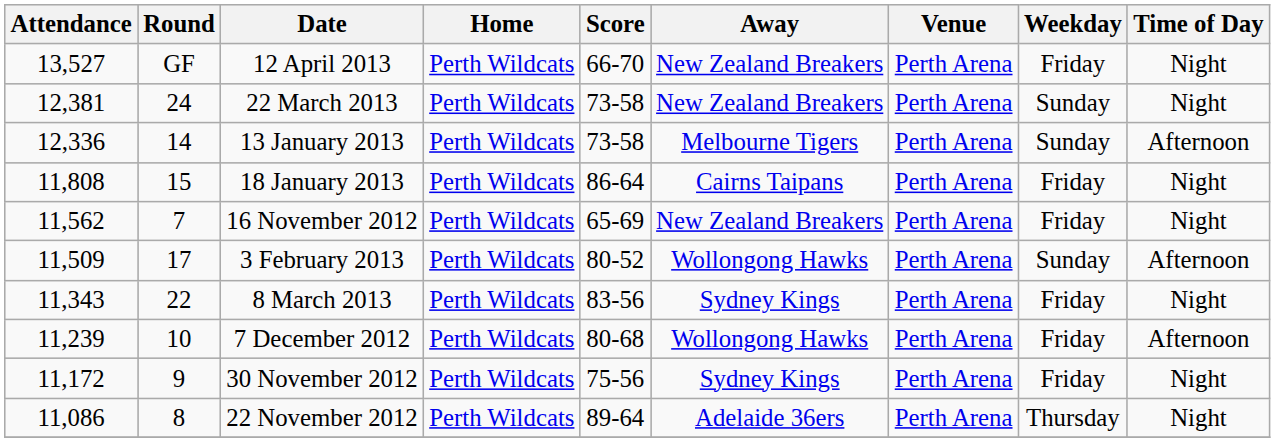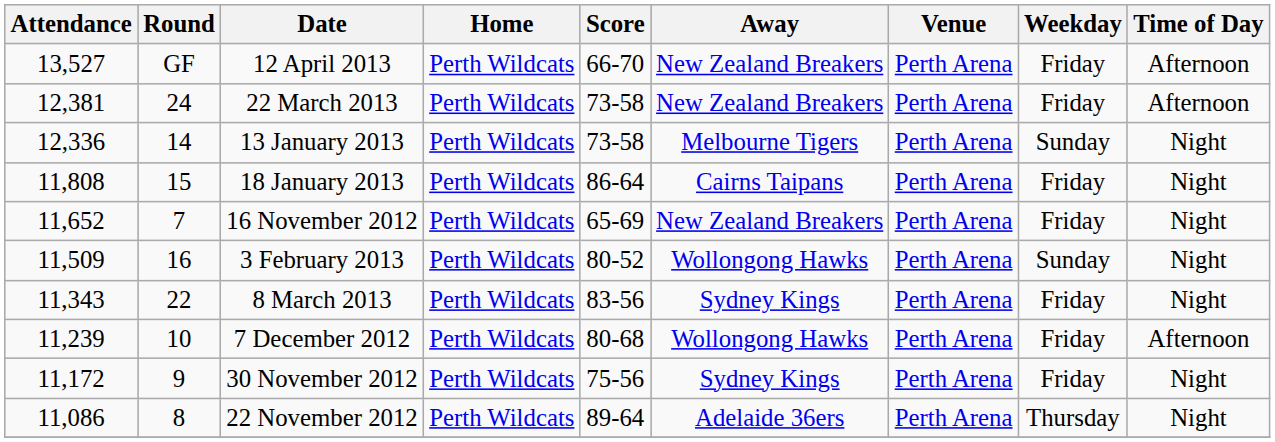(1198, 63) Night -> (1198, 63) Afternoon
(1073, 102) Sunday -> (1073, 102) Friday
(1198, 102) Night -> (1198, 102) Afternoon
(1198, 142) Afternoon -> (1198, 142) Night
(71, 220) 11,562 -> (71, 220) 11,652
(179, 260) 17 -> (179, 260) 16
(1198, 260) Afternoon -> (1198, 260) Night
